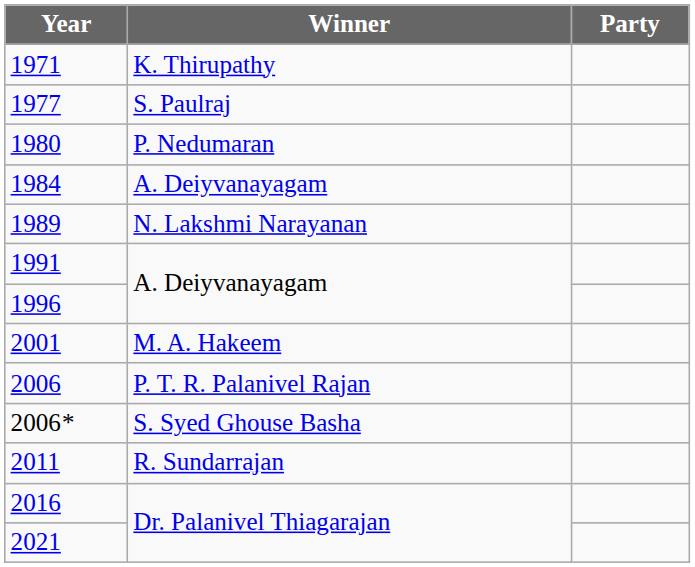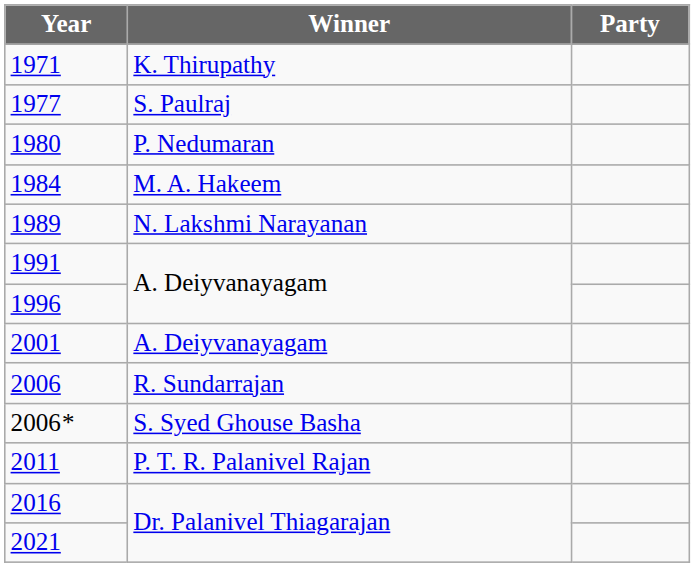(230, 183) A. Deiyvanayagam -> (207, 183) M. A. Hakeem
(207, 343) M. A. Hakeem -> (230, 343) A. Deiyvanayagam
(252, 382) P. T. R. Palanivel Rajan -> (209, 382) R. Sundarrajan
(209, 462) R. Sundarrajan -> (252, 462) P. T. R. Palanivel Rajan
